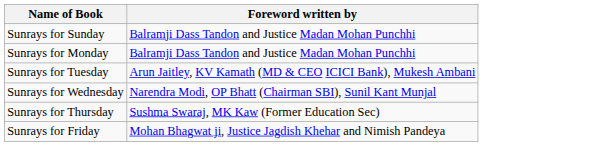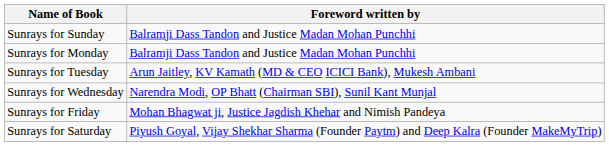- row: (60, 111)
+ row: (59, 131)
